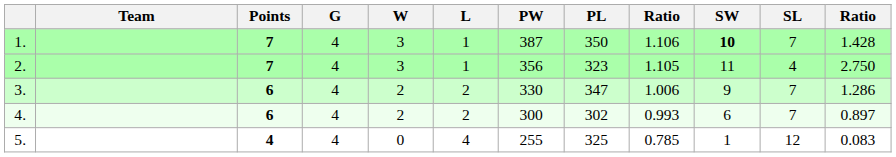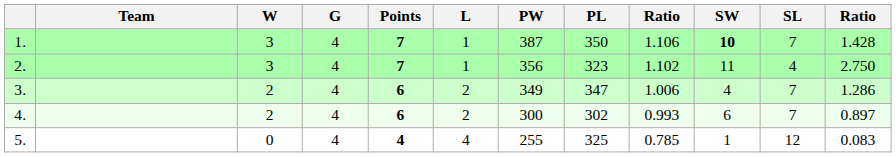columns swapped: (270, 16) <-> (400, 16)
(662, 66) 1.105 -> (662, 66) 1.102
(531, 90) 330 -> (531, 90) 349
(727, 90) 9 -> (727, 90) 4
